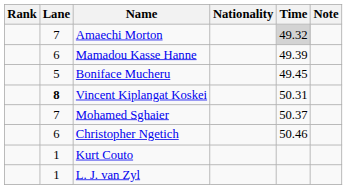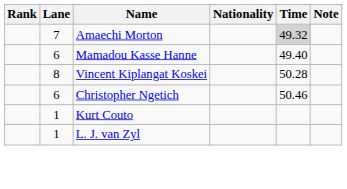(293, 54) 49.39 -> (293, 54) 49.40
- row: (123, 74)
(56, 94) bold -> (56, 74) normal
(293, 94) 50.31 -> (293, 74) 50.28
- row: (122, 114)
